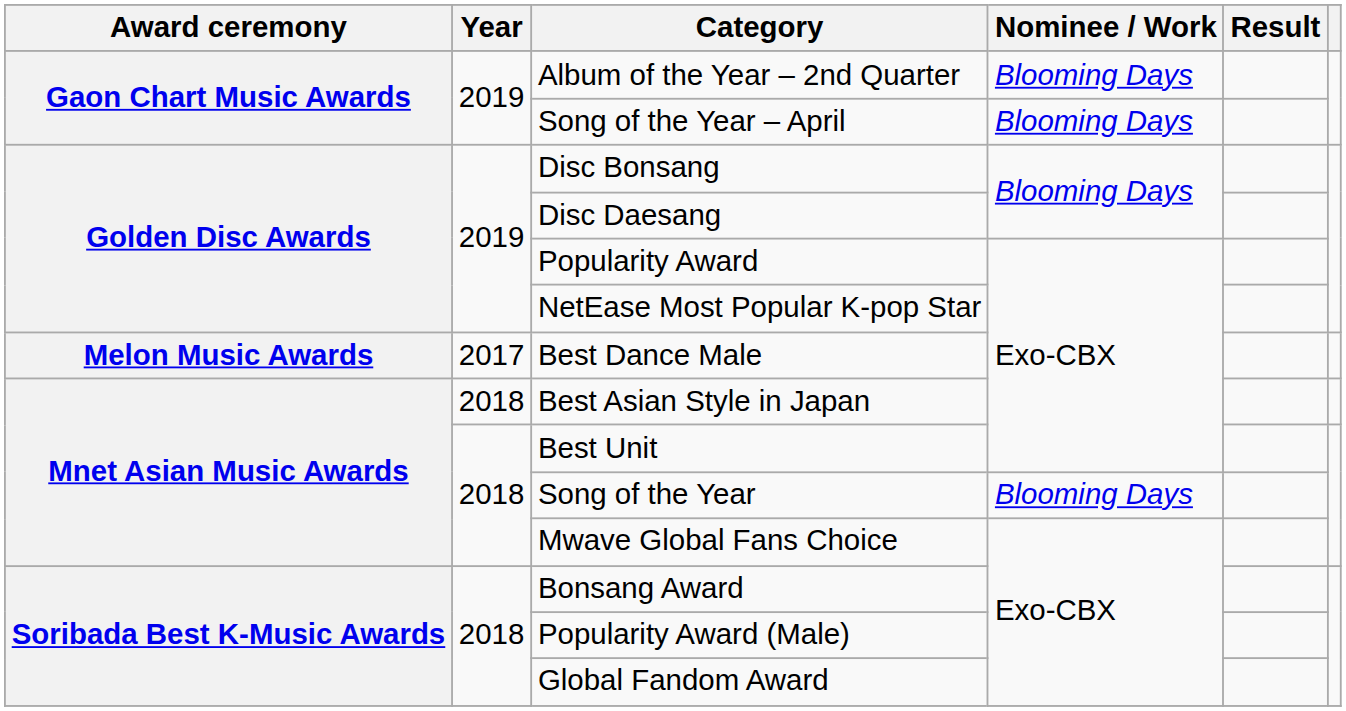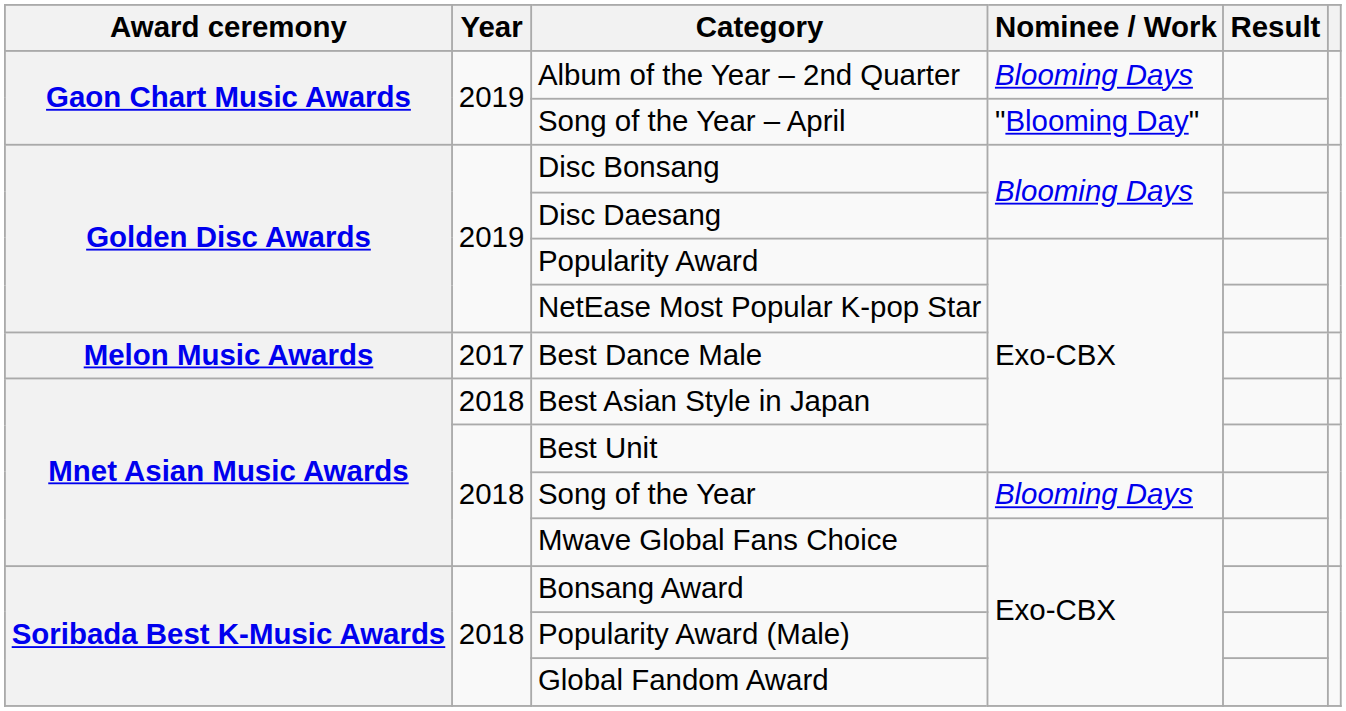(1094, 121) Blooming Days -> (1097, 121) "Blooming Day"
